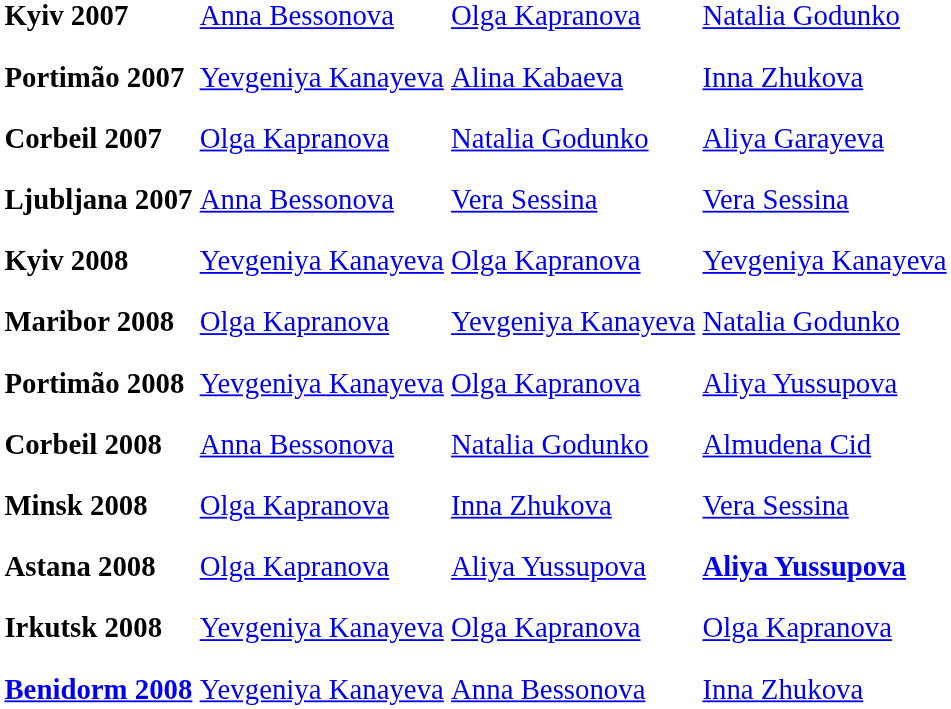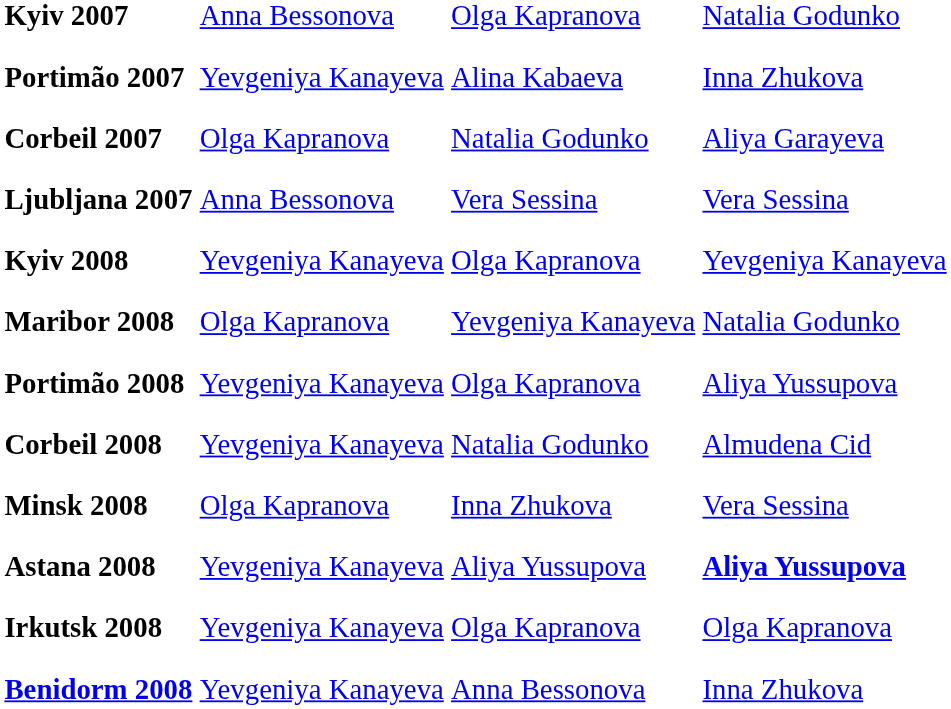(297, 444) Anna Bessonova -> (322, 444) Yevgeniya Kanayeva
(294, 566) Olga Kapranova -> (322, 566) Yevgeniya Kanayeva
